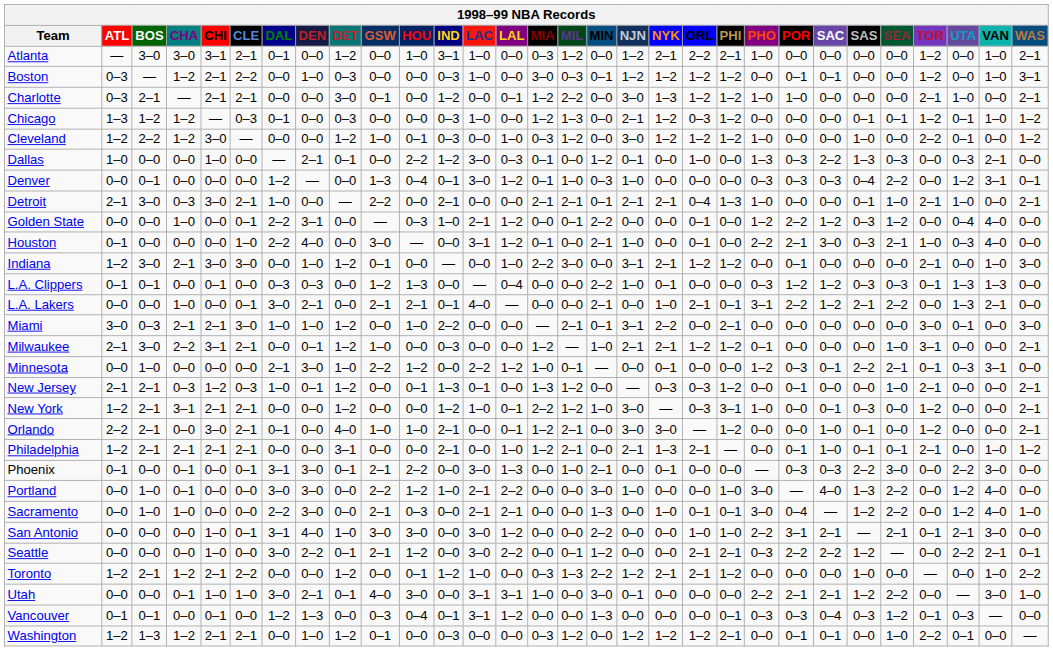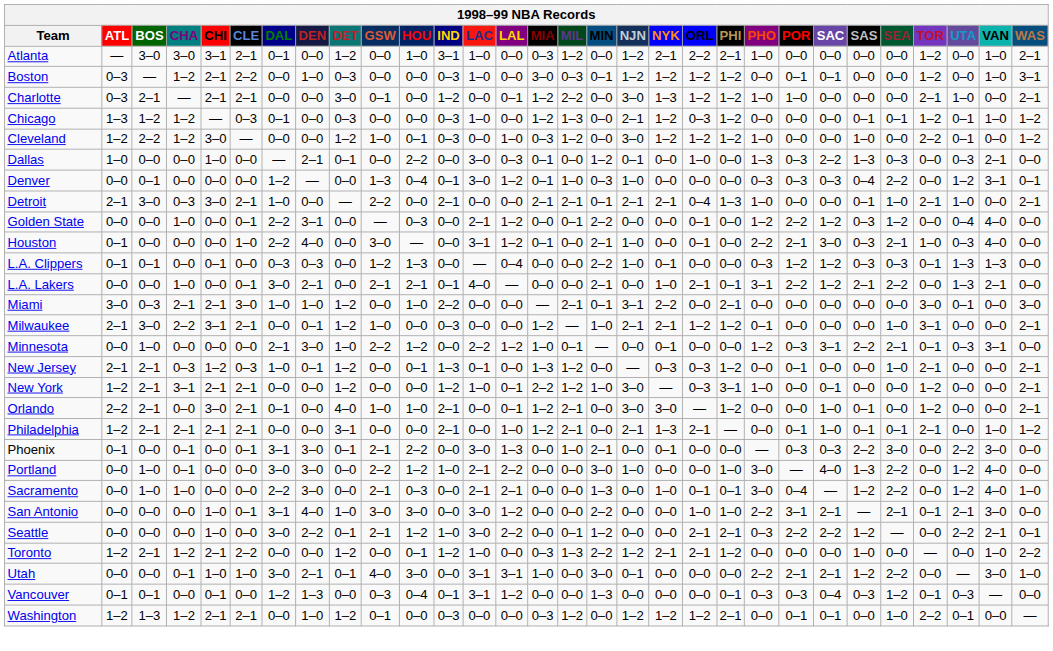(449, 160) 1–2 -> (449, 160) 0–0
(449, 222) 1–0 -> (449, 222) 0–0
- row: (29, 264)
(830, 367) 0–1 -> (830, 346) 3–1
(864, 409) 0–3 -> (864, 388) 0–0
(449, 553) 0–0 -> (449, 533) 1–0
